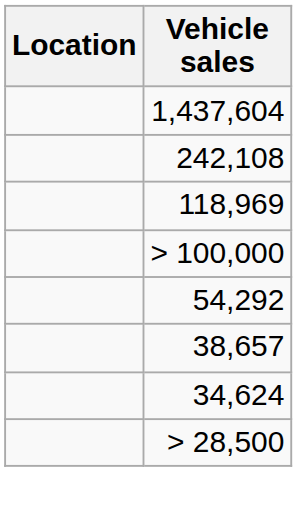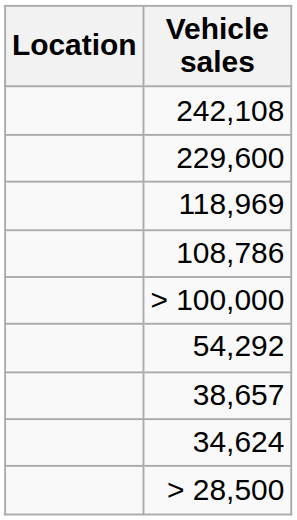- row: (218, 110)
+ row: (230, 157)
+ row: (230, 252)
